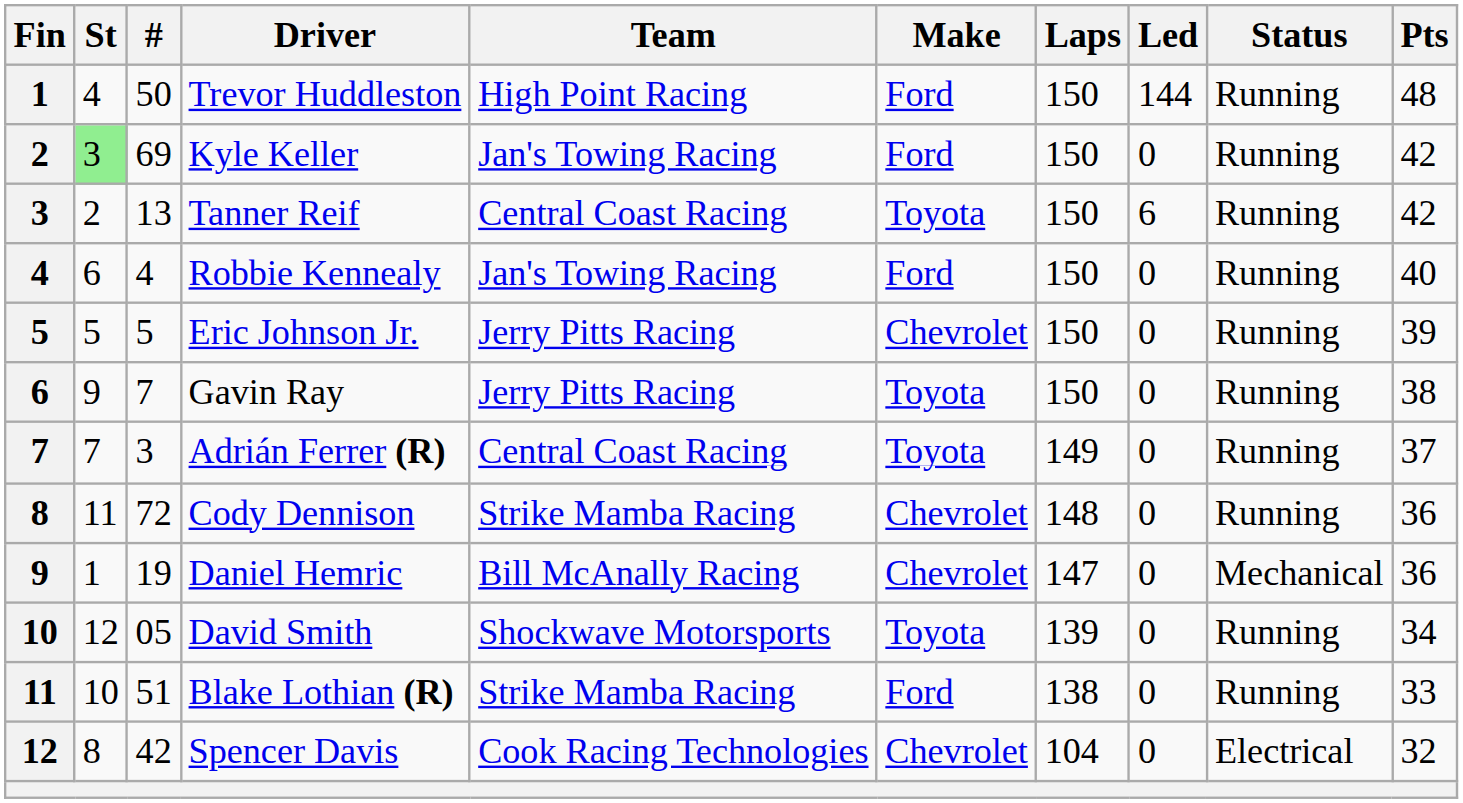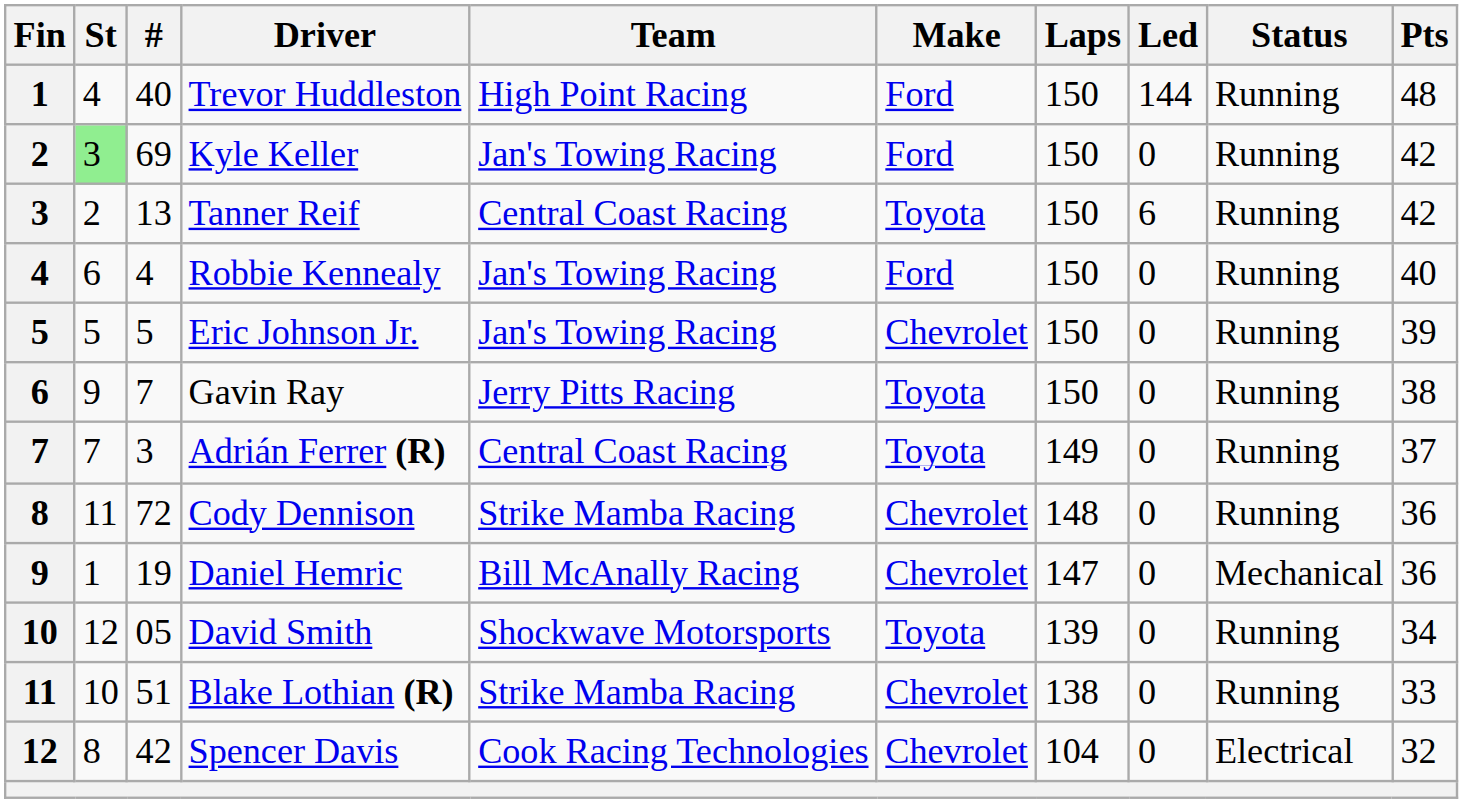(154, 94) 50 -> (154, 94) 40
(607, 332) Jerry Pitts Racing -> (627, 332) Jan's Towing Racing
(920, 690) Ford -> (957, 690) Chevrolet
